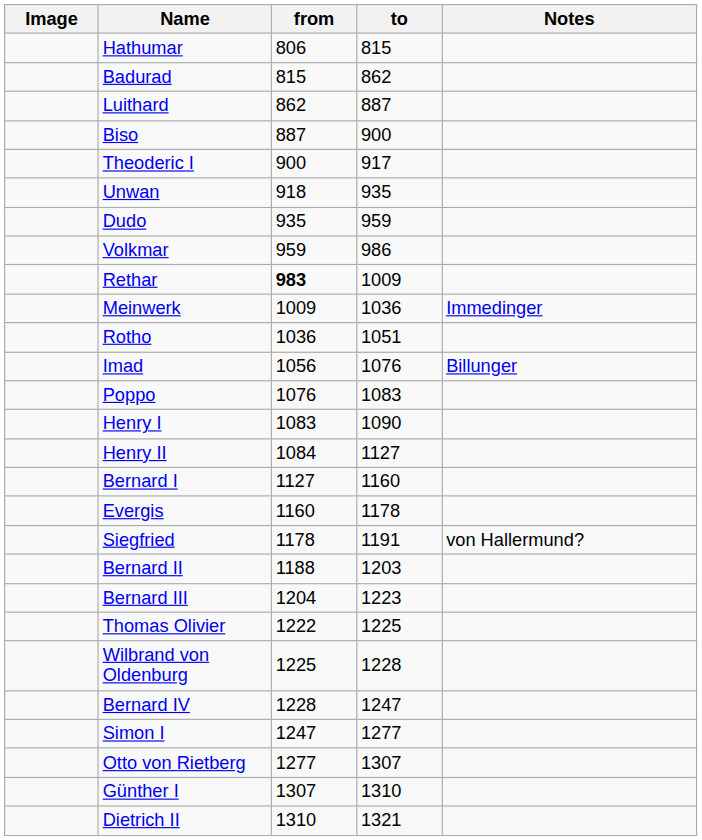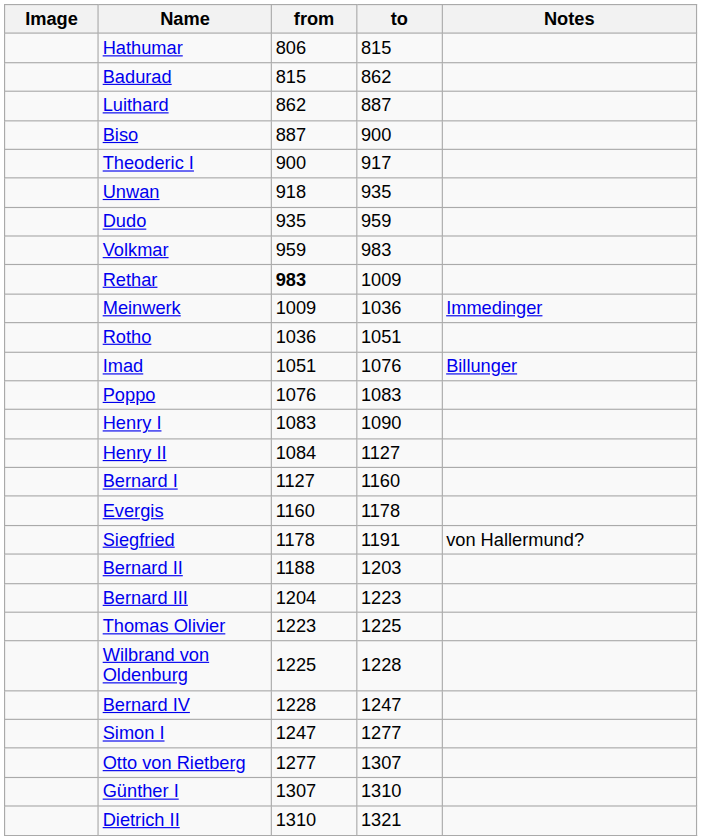(376, 250) 986 -> (376, 250) 983
(296, 366) 1056 -> (296, 366) 1051
(296, 626) 1222 -> (296, 626) 1223
